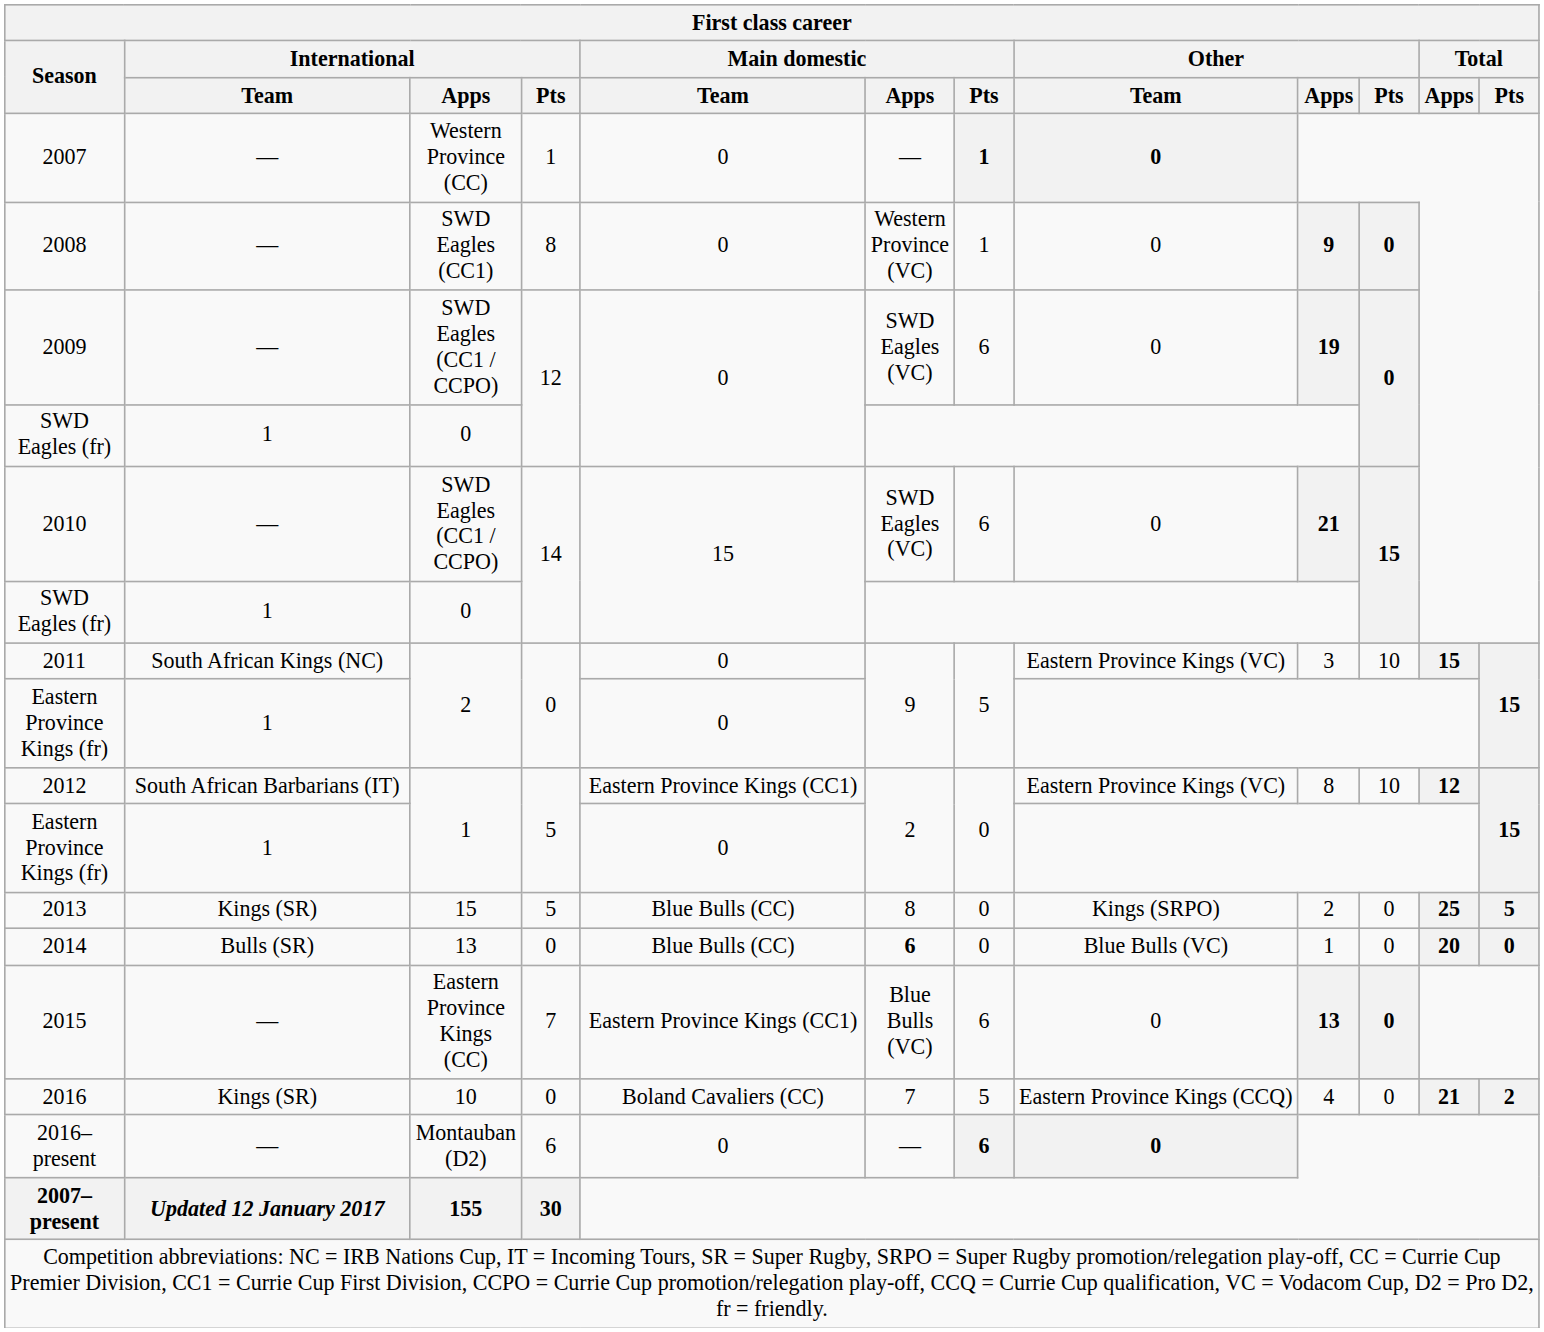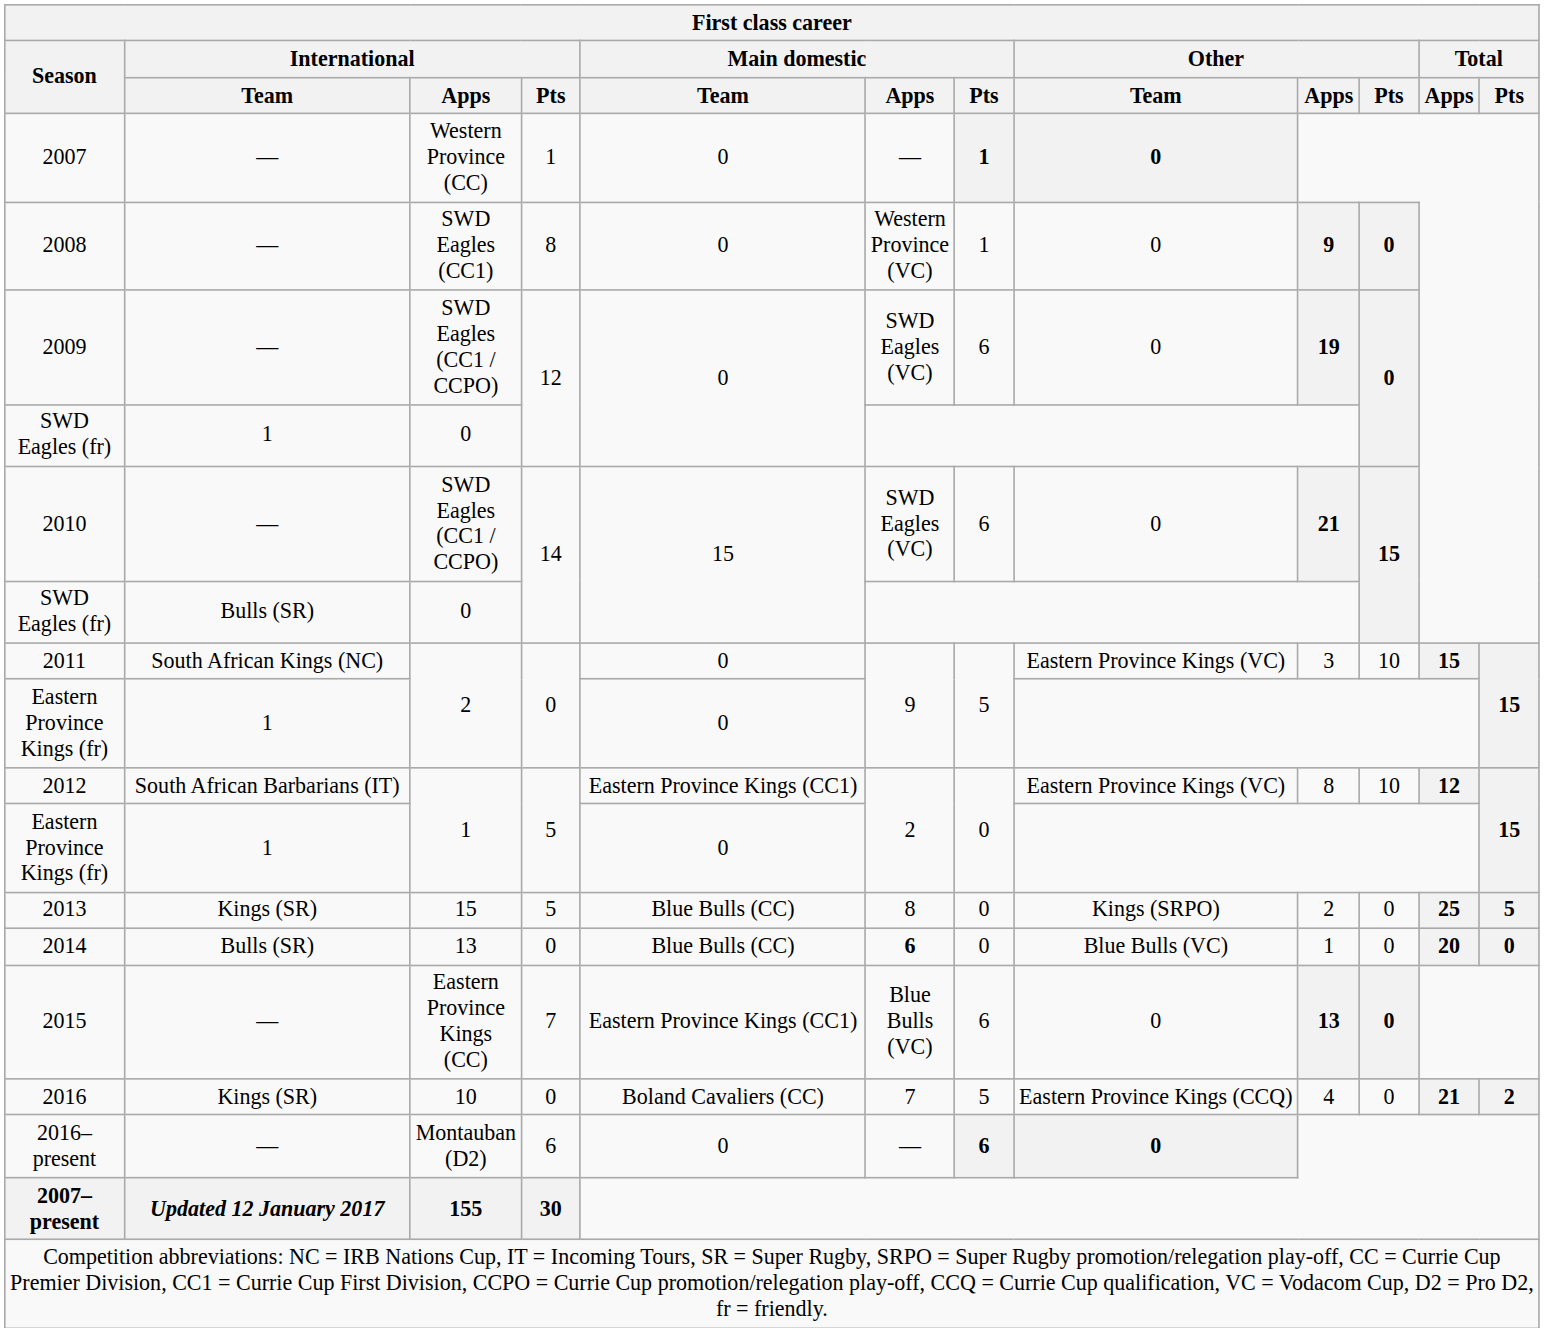(267, 611) 1 -> (267, 611) Bulls (SR)
